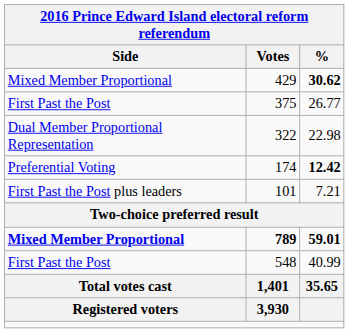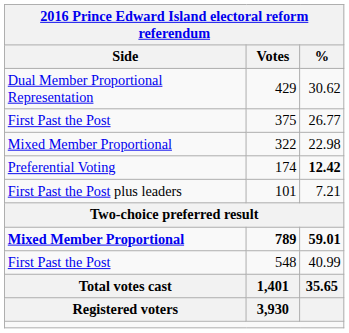(90, 80) Mixed Member Proportional -> (85, 88) Dual Member Proportional Representation
(325, 80) bold -> (325, 88) normal
(85, 136) Dual Member Proportional Representation -> (90, 144) Mixed Member Proportional
